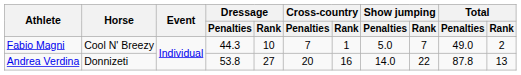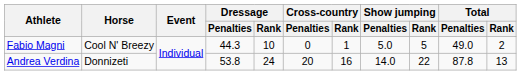(308, 45) 7 -> (308, 45) 0
(424, 45) 7 -> (424, 45) 5
(269, 62) 27 -> (269, 62) 24
